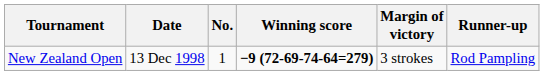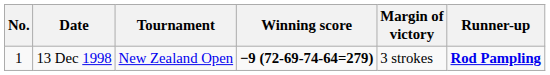columns swapped: (222, 25) <-> (65, 25)
(493, 58) normal -> (496, 58) bold
